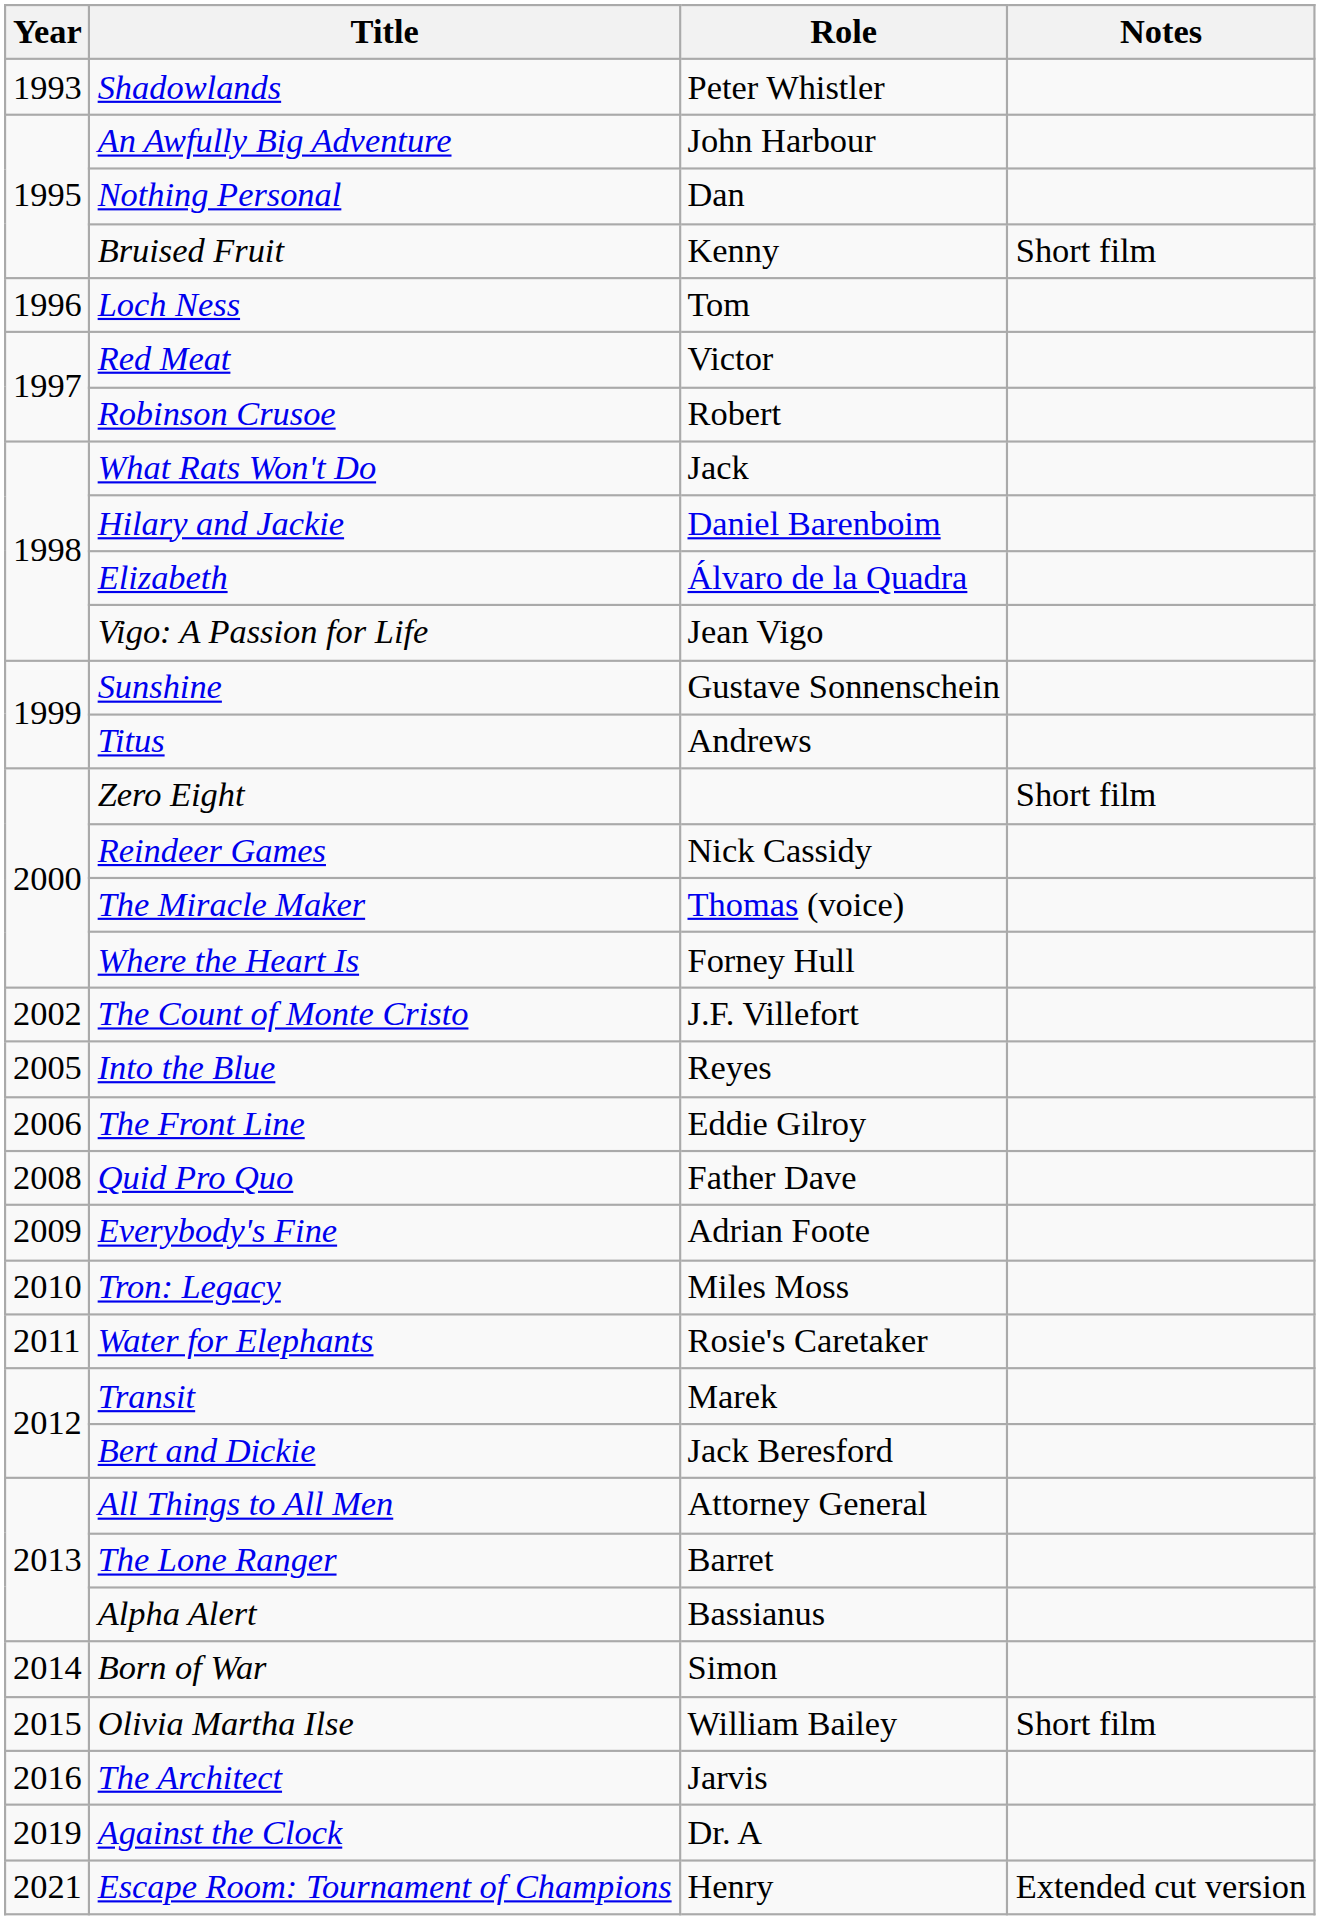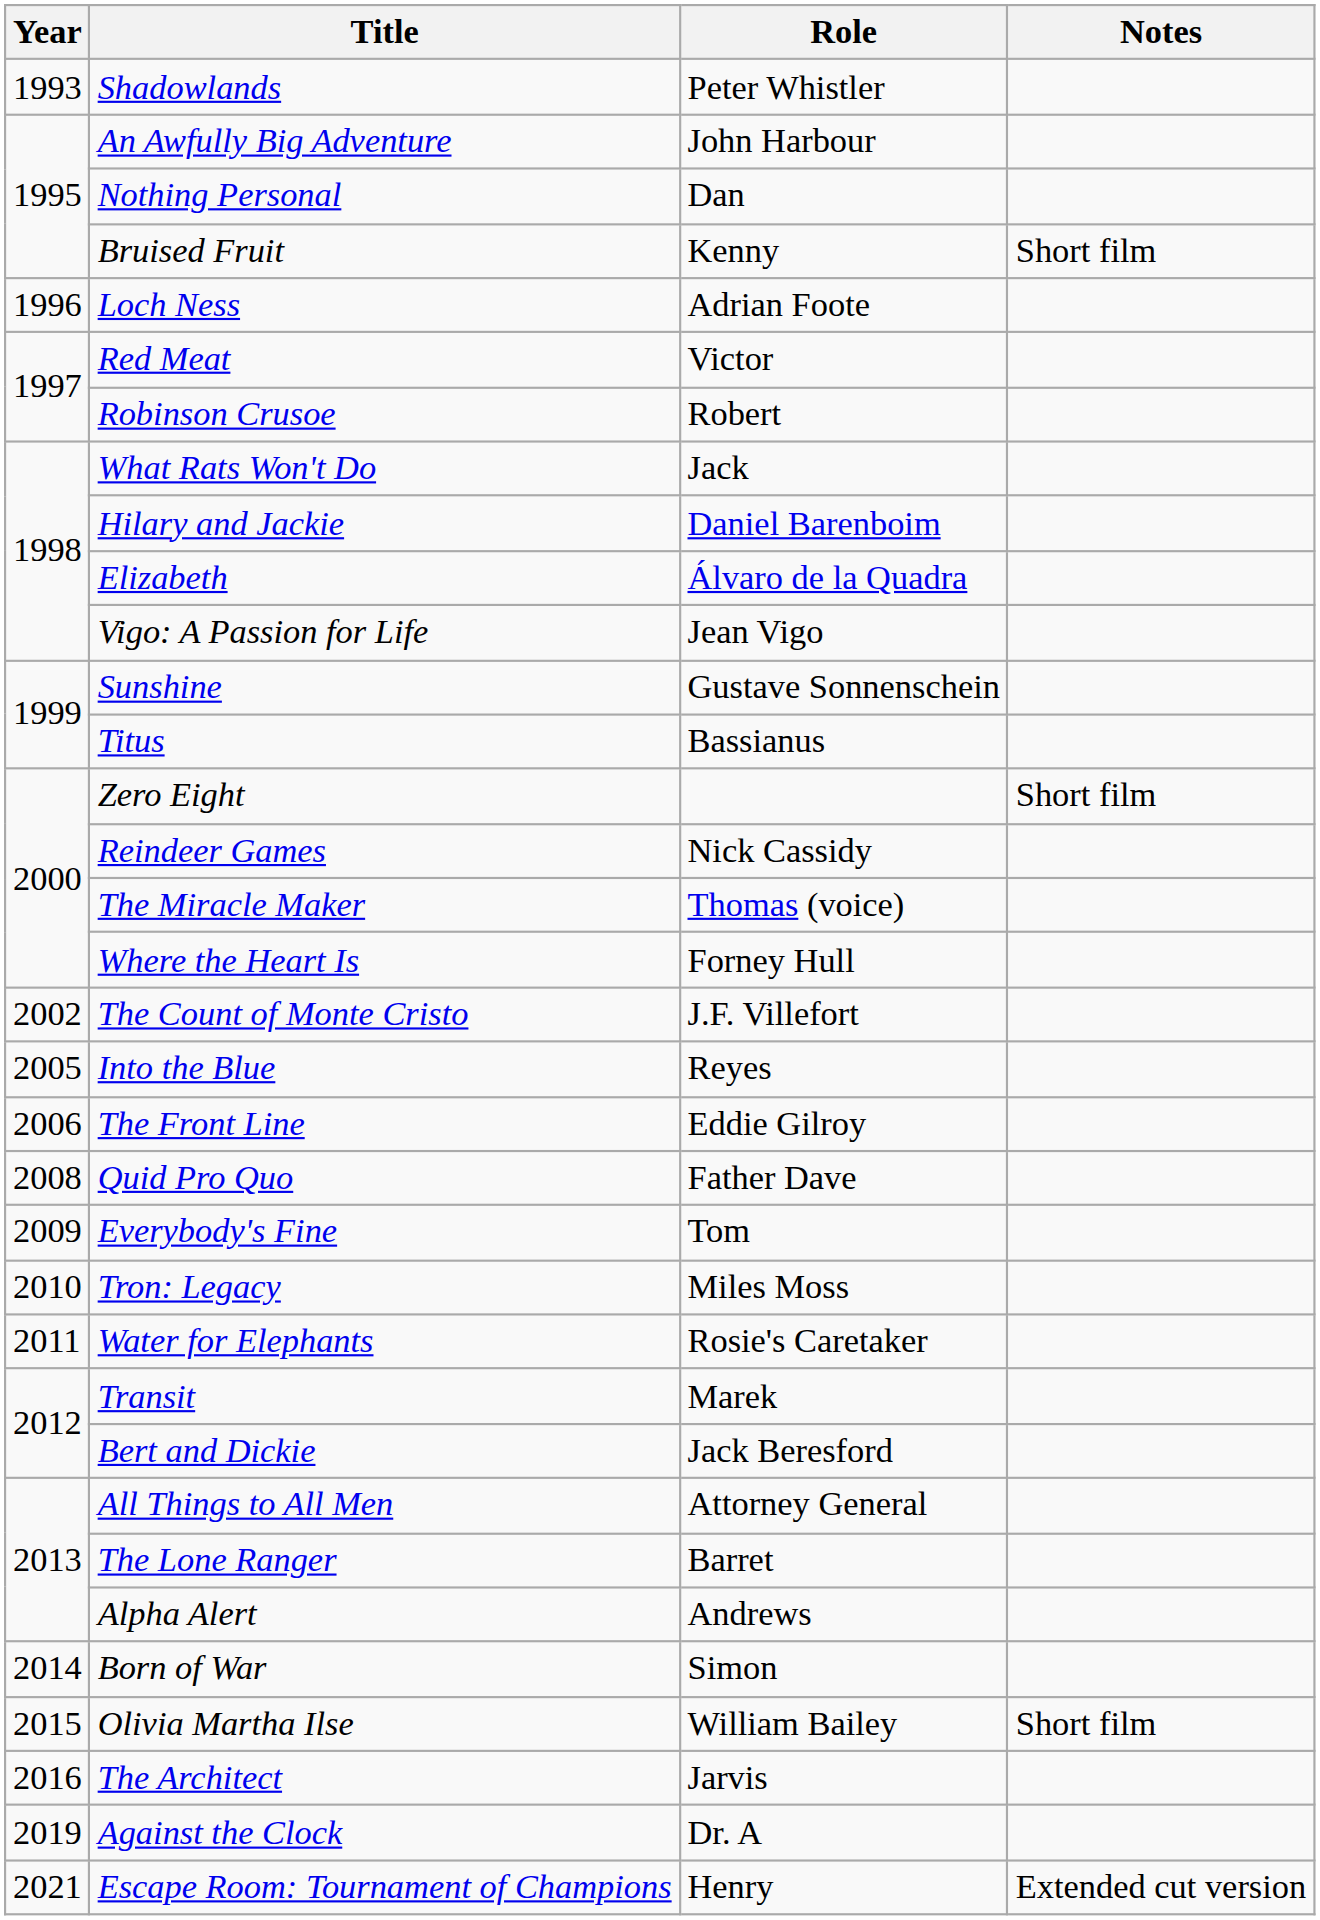(719, 304) Tom -> (779, 304) Adrian Foote
(750, 741) Andrews -> (756, 741) Bassianus
(779, 1232) Adrian Foote -> (719, 1232) Tom
(756, 1613) Bassianus -> (750, 1613) Andrews
